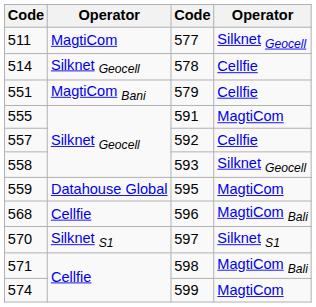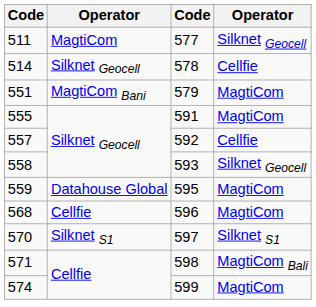(238, 92) Cellfie -> (250, 92) MagtiCom
(263, 214) MagtiCom Bali -> (250, 212) MagtiCom
